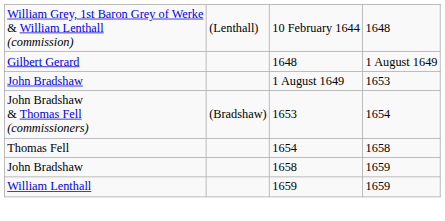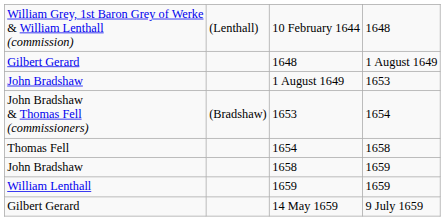+ row: (305, 206)
